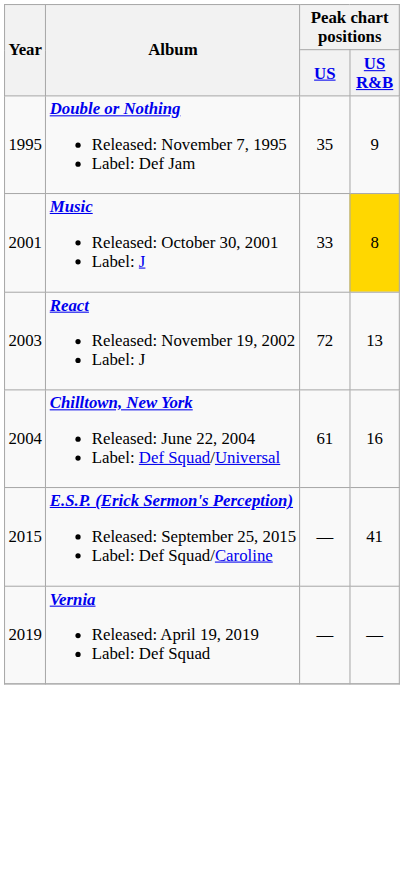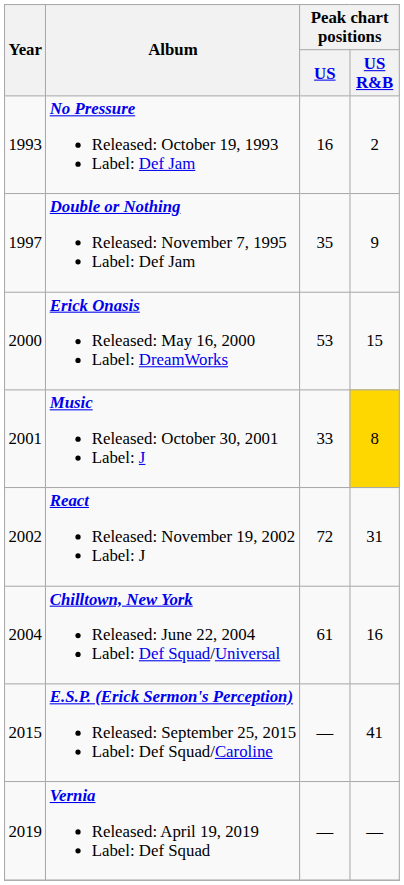+ row: (173, 136)
(25, 144) 1995 -> (25, 242) 1997
+ row: (173, 332)
(25, 340) 2003 -> (25, 536) 2002
(375, 340) 13 -> (375, 536) 31
